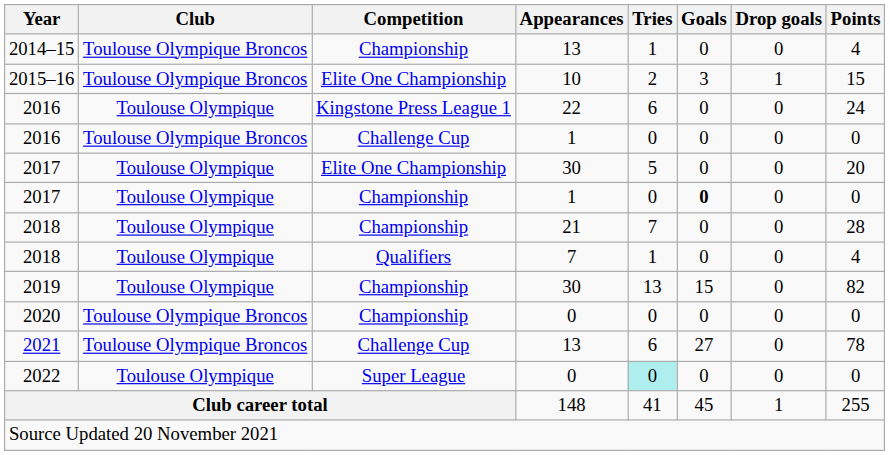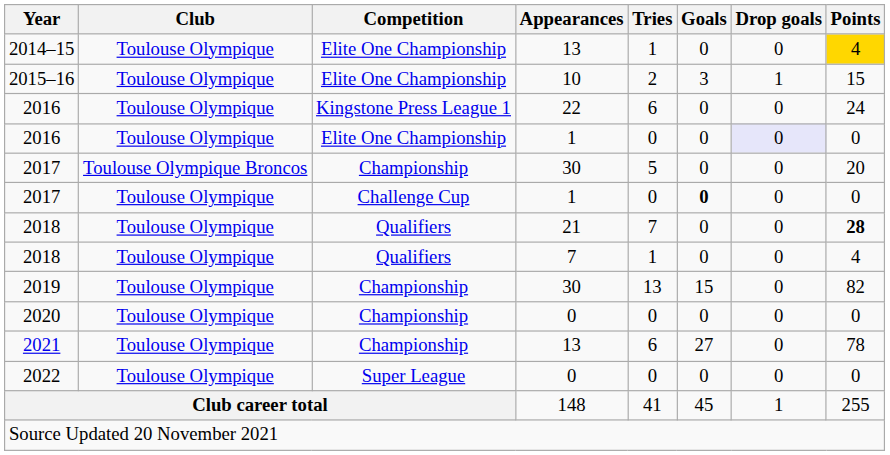(195, 49) Toulouse Olympique Broncos -> (195, 49) Toulouse Olympique
(413, 49) Championship -> (414, 49) Elite One Championship
(856, 49) no background -> (856, 49) gold background
(195, 78) Toulouse Olympique Broncos -> (195, 78) Toulouse Olympique
(195, 138) Toulouse Olympique Broncos -> (195, 138) Toulouse Olympique
(414, 138) Challenge Cup -> (414, 138) Elite One Championship
(779, 138) no background -> (779, 138) lavender background
(195, 167) Toulouse Olympique -> (195, 167) Toulouse Olympique Broncos
(414, 167) Elite One Championship -> (413, 167) Championship
(413, 197) Championship -> (414, 197) Challenge Cup
(413, 227) Championship -> (414, 227) Qualifiers
(856, 227) normal -> (856, 227) bold
(195, 316) Toulouse Olympique Broncos -> (195, 316) Toulouse Olympique
(195, 345) Toulouse Olympique Broncos -> (195, 345) Toulouse Olympique
(414, 345) Challenge Cup -> (413, 345) Championship
(652, 375) paleturquoise background -> (652, 375) no background
